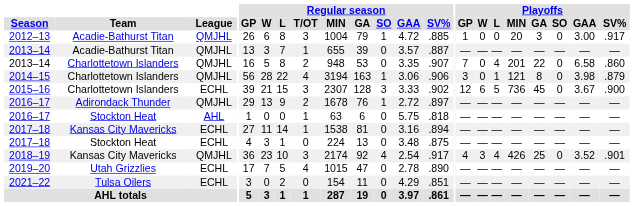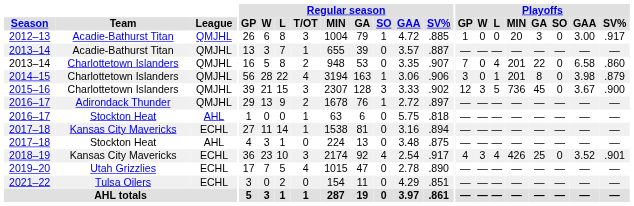(516, 76) 121 -> (516, 76) 201
(214, 89) ECHL -> (214, 89) QMJHL
(482, 89) 6 -> (482, 89) 3
(214, 142) ECHL -> (214, 142) AHL
(214, 155) QMJHL -> (214, 155) ECHL
